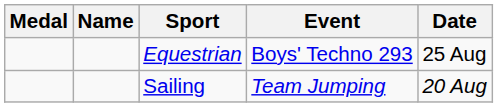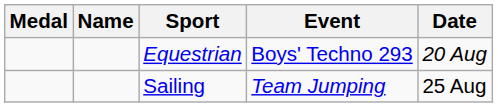(454, 54) 25 Aug -> (455, 54) 20 Aug
(455, 86) 20 Aug -> (454, 86) 25 Aug
